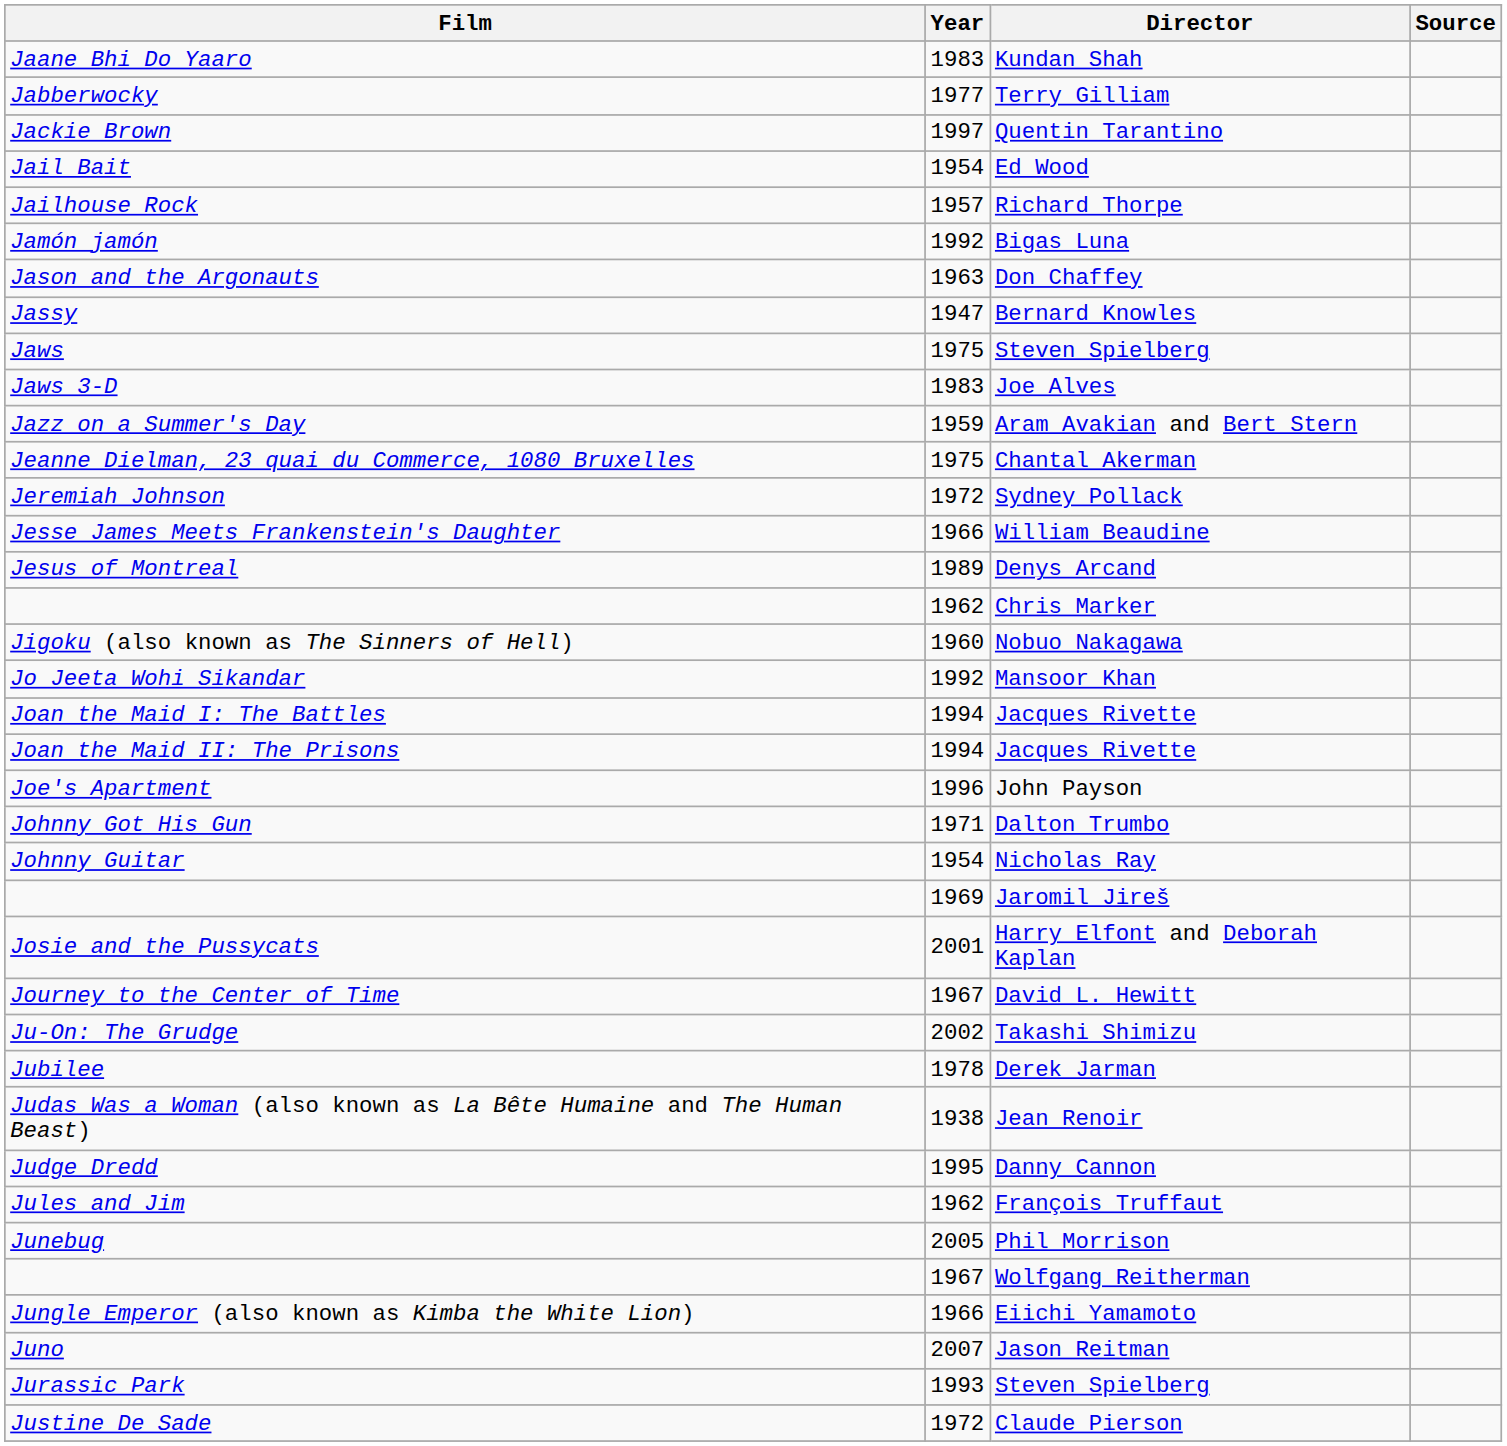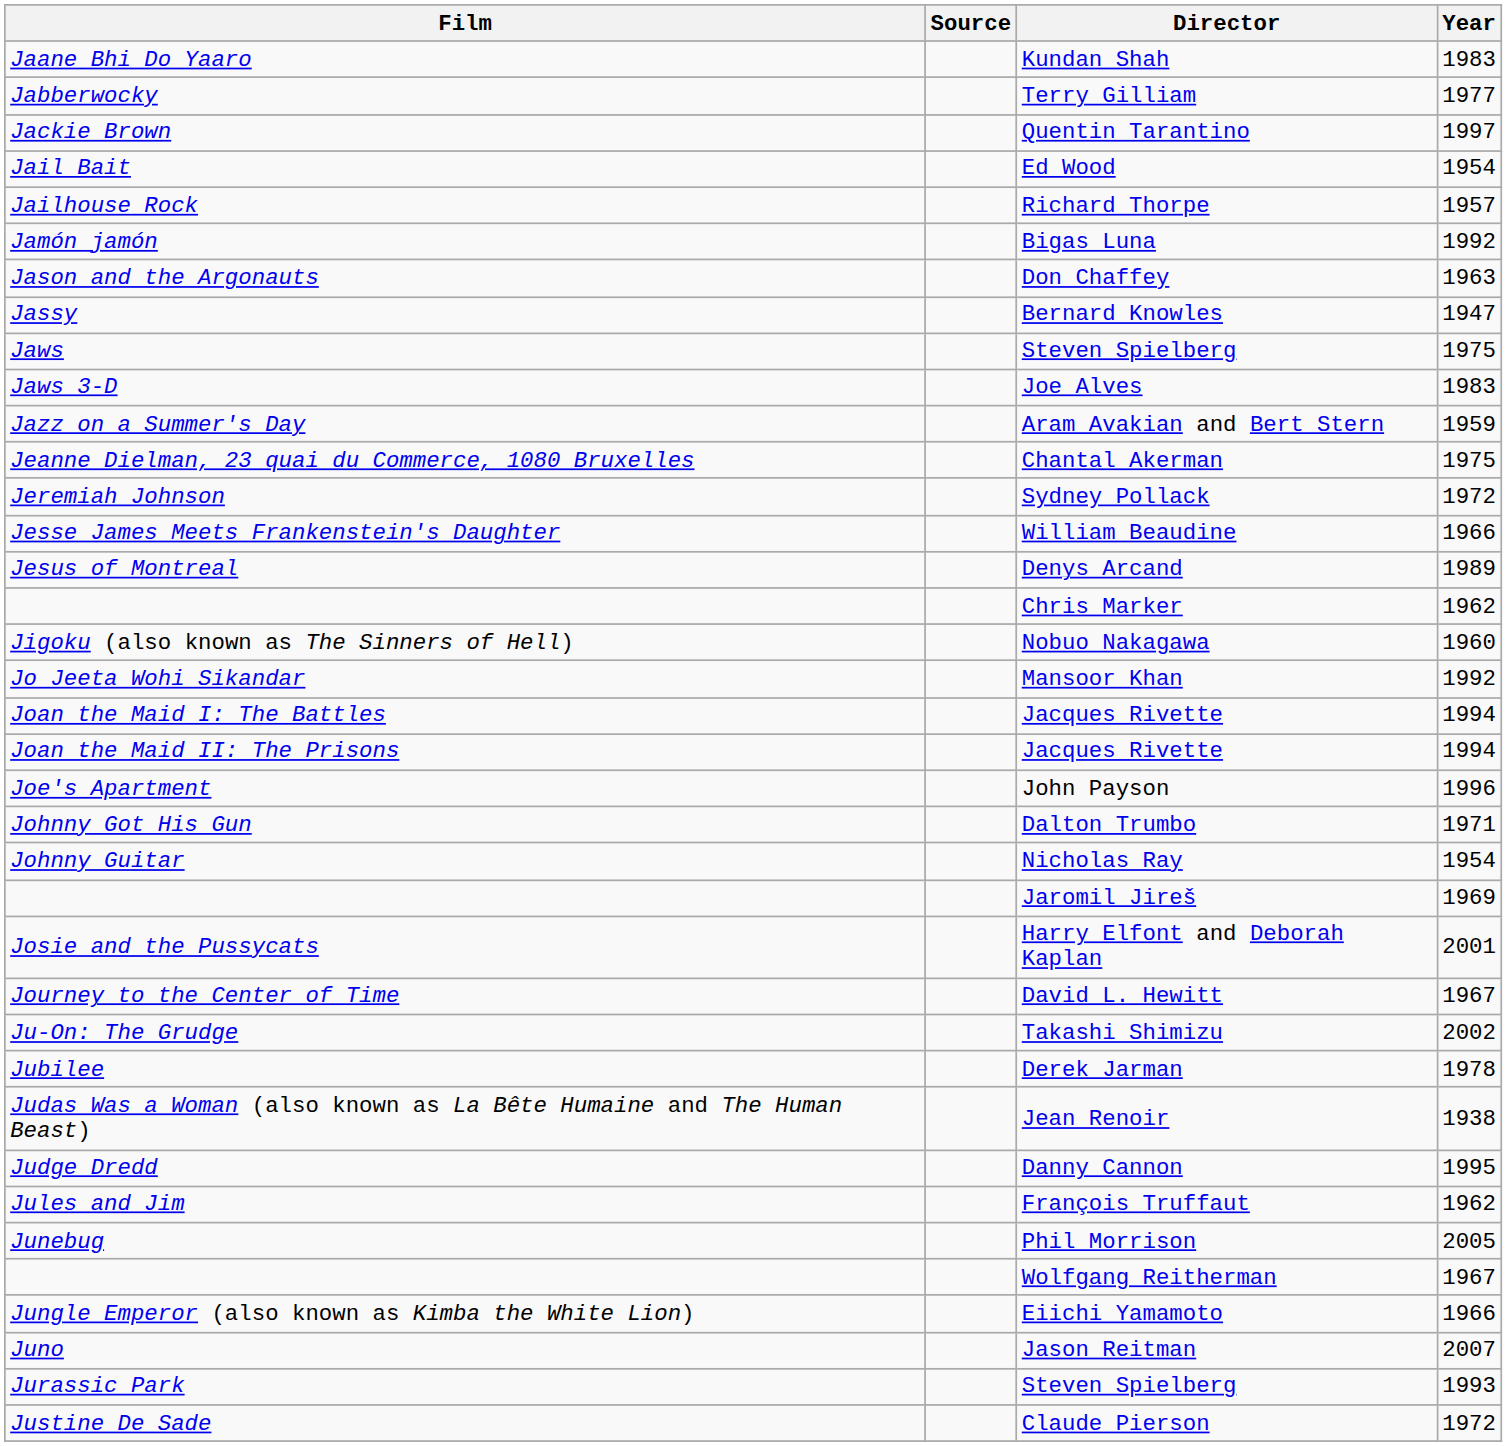columns swapped: (957, 23) <-> (1456, 23)
